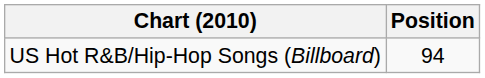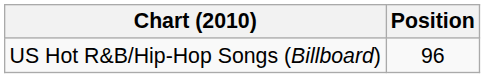(433, 55) 94 -> (433, 55) 96
